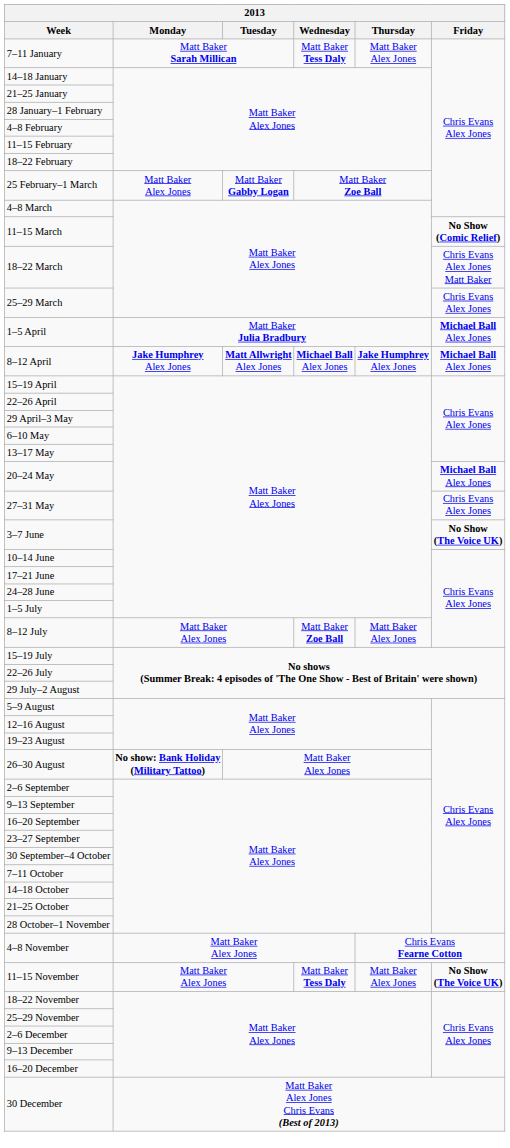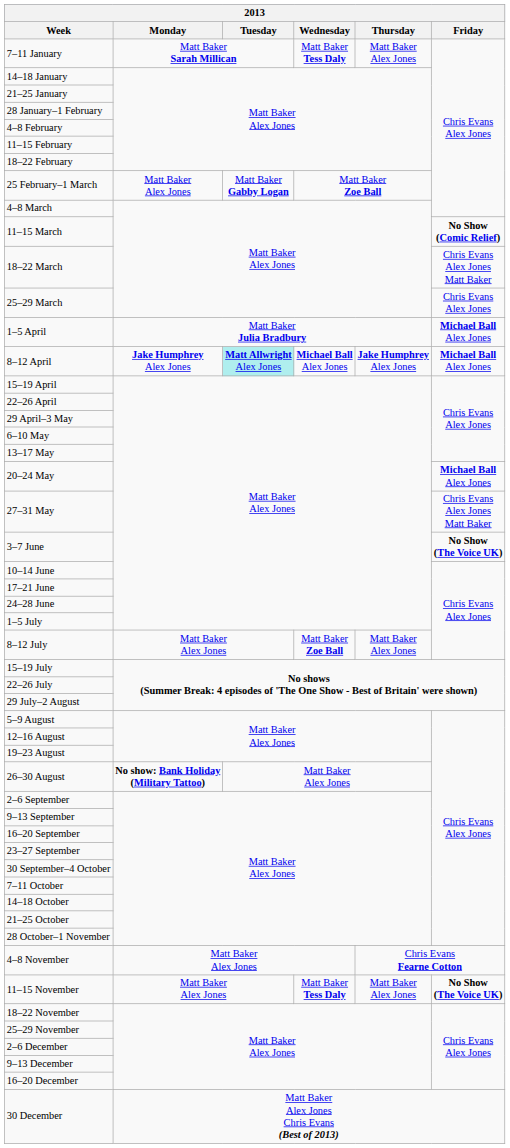(258, 361) no background -> (258, 361) paleturquoise background
(468, 505) Chris Evans Alex Jones -> (468, 512) Chris Evans Alex Jones Matt Baker
